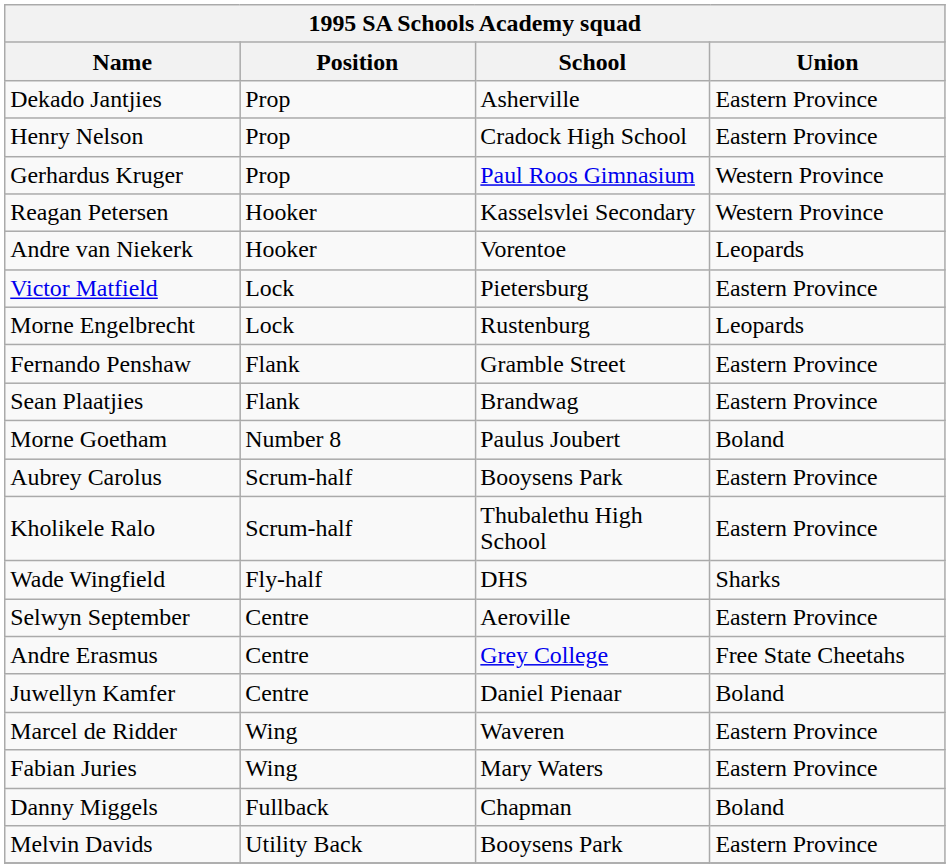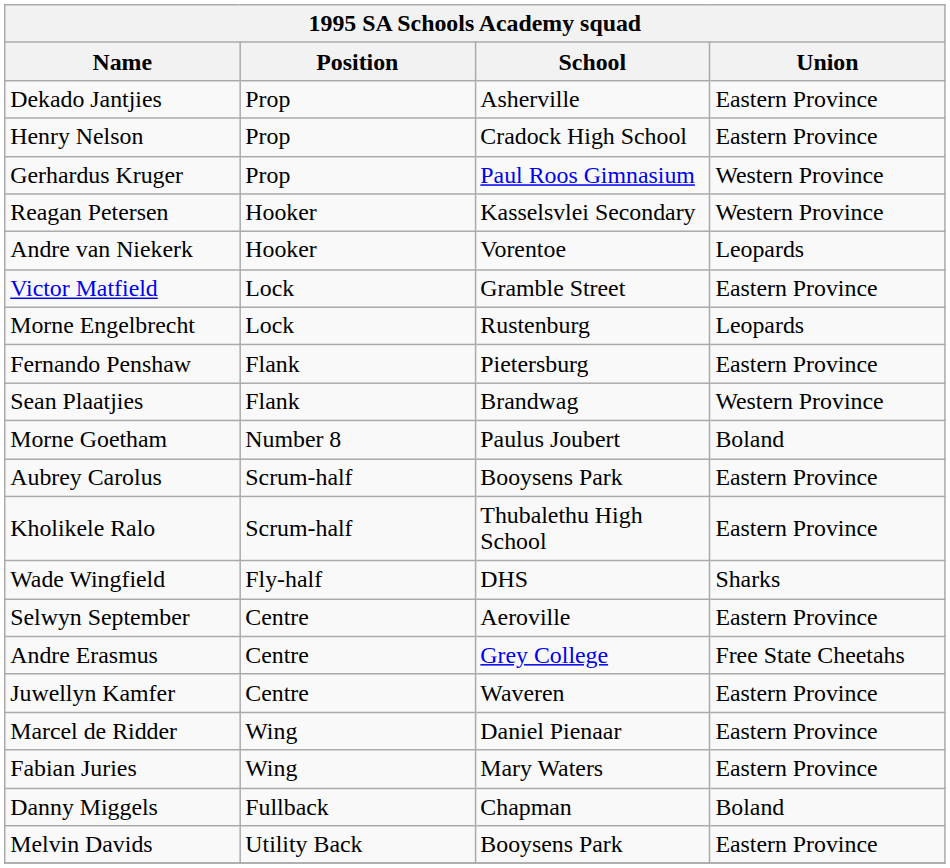(534, 288) Pietersburg -> (553, 288) Gramble Street
(553, 363) Gramble Street -> (534, 363) Pietersburg
(796, 401) Eastern Province -> (799, 401) Western Province
(551, 692) Daniel Pienaar -> (522, 692) Waveren
(750, 692) Boland -> (796, 692) Eastern Province
(522, 730) Waveren -> (551, 730) Daniel Pienaar
